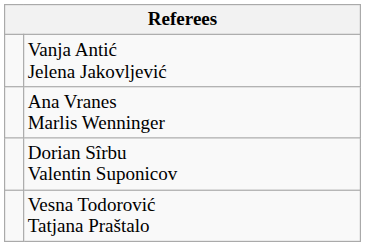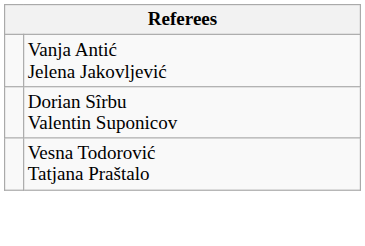- row: (96, 112)
